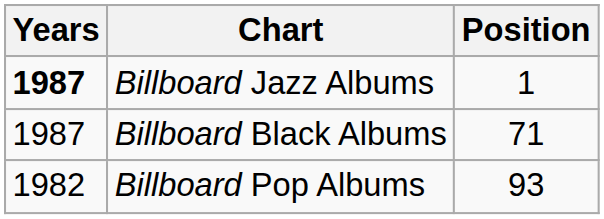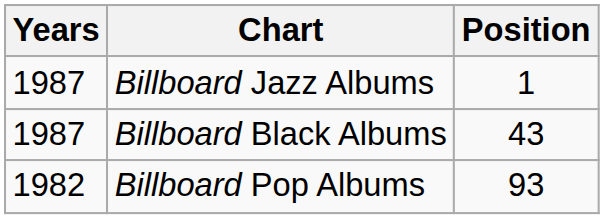(49, 82) bold -> (49, 82) normal
(526, 133) 71 -> (526, 133) 43
